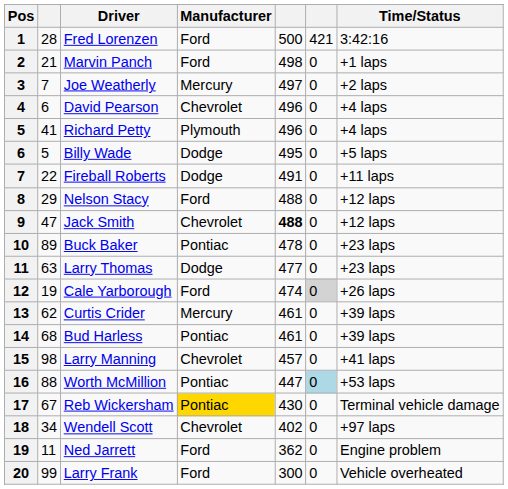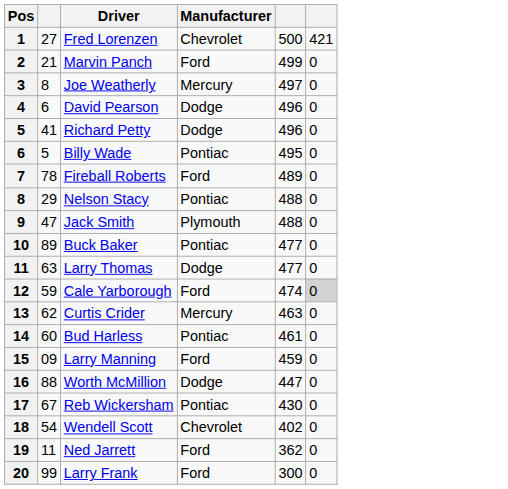- column: (420, 16)
(49, 39) 28 -> (49, 39) 27
(195, 39) Ford -> (211, 39) Chevrolet
(290, 62) 498 -> (290, 62) 499
(45, 85) 7 -> (45, 85) 8
(211, 108) Chevrolet -> (202, 108) Dodge
(210, 130) Plymouth -> (202, 130) Dodge
(202, 153) Dodge -> (204, 153) Pontiac
(49, 176) 22 -> (49, 176) 78
(202, 176) Dodge -> (195, 176) Ford
(290, 176) 491 -> (290, 176) 489
(195, 199) Ford -> (204, 199) Pontiac
(211, 222) Chevrolet -> (210, 222) Plymouth
(290, 222) bold -> (290, 222) normal
(290, 245) 478 -> (290, 245) 477
(49, 290) 19 -> (49, 290) 59
(290, 313) 461 -> (290, 313) 463
(49, 336) 68 -> (49, 336) 60
(49, 359) 98 -> (49, 359) 09
(211, 359) Chevrolet -> (195, 359) Ford
(290, 359) 457 -> (290, 359) 459
(204, 382) Pontiac -> (202, 382) Dodge
(313, 382) lightblue background -> (313, 382) no background
(204, 405) gold background -> (204, 405) no background
(49, 428) 34 -> (49, 428) 54
